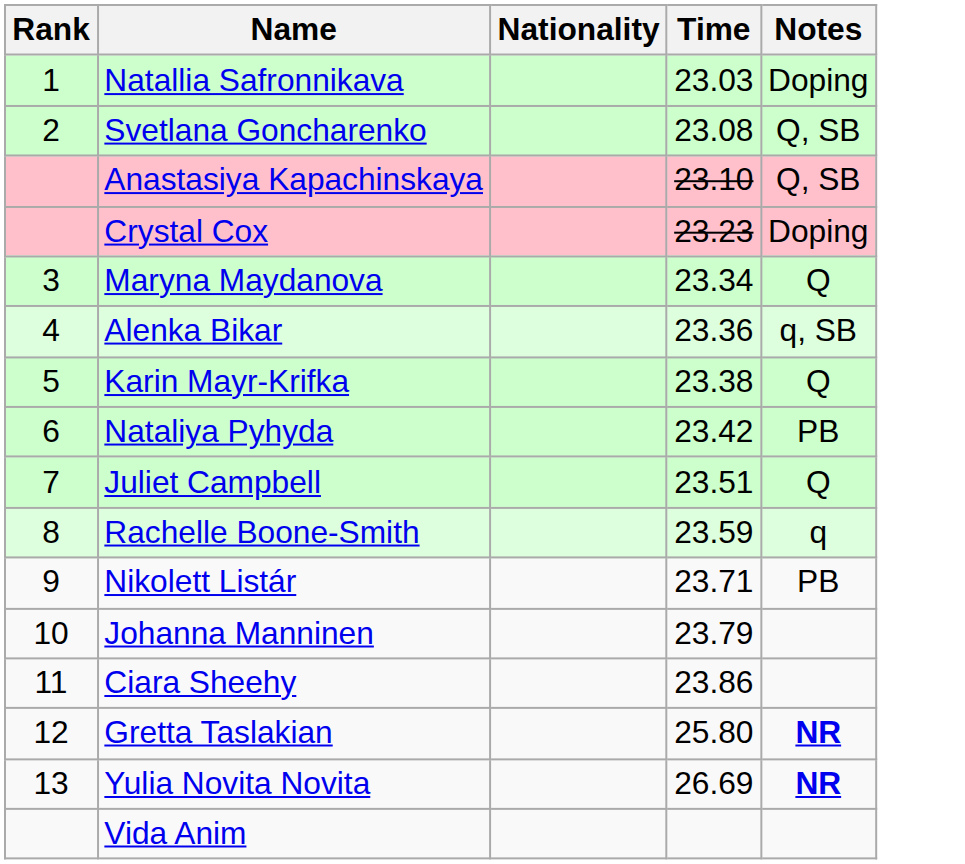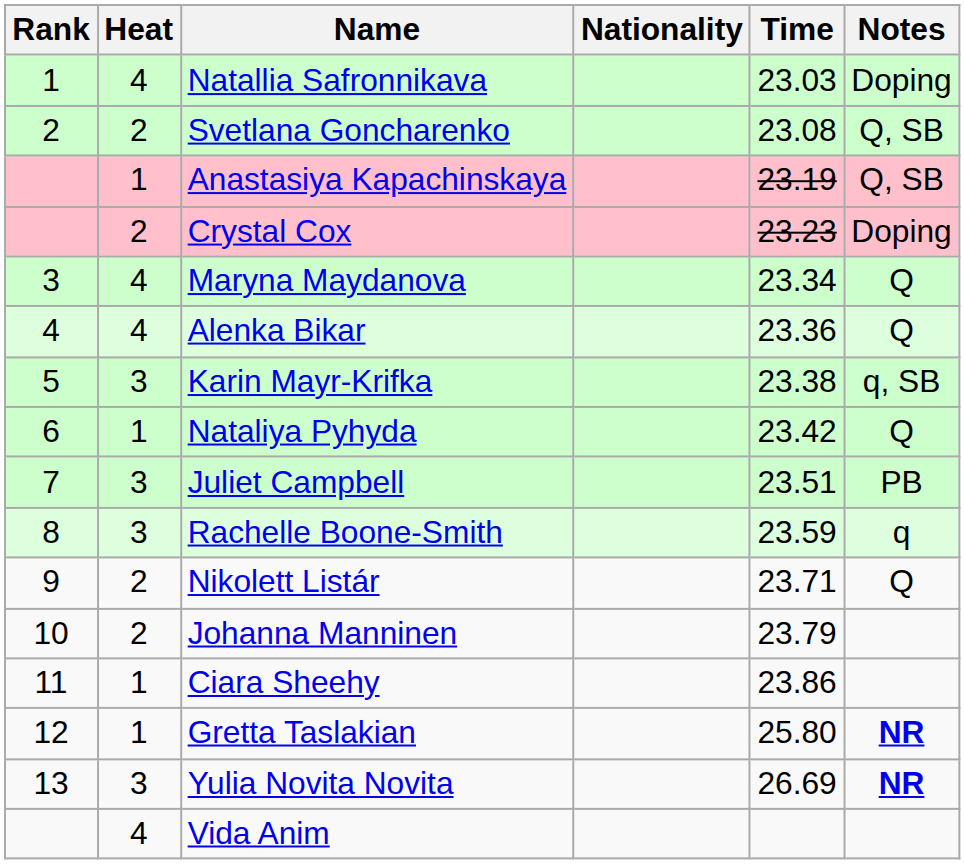+ column: (139, 29)
(714, 180) 23.10 -> (797, 180) 23.19
(818, 331) q, SB -> (902, 331) Q
(818, 381) Q -> (902, 381) q, SB
(818, 431) PB -> (902, 431) Q
(818, 481) Q -> (902, 481) PB
(818, 582) PB -> (902, 582) Q
